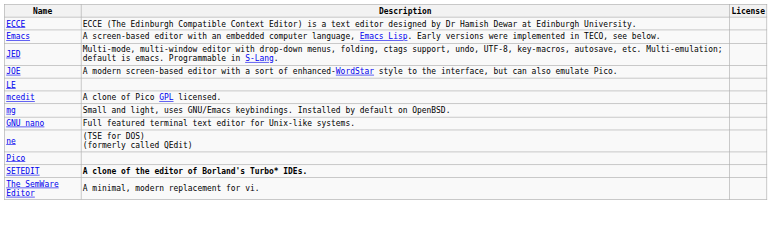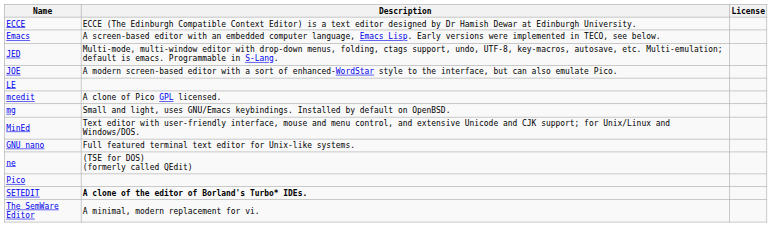+ row: (18, 128)
